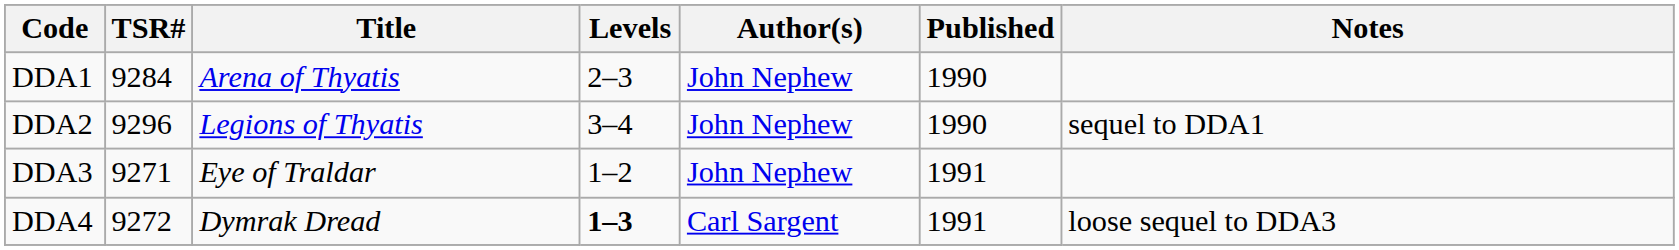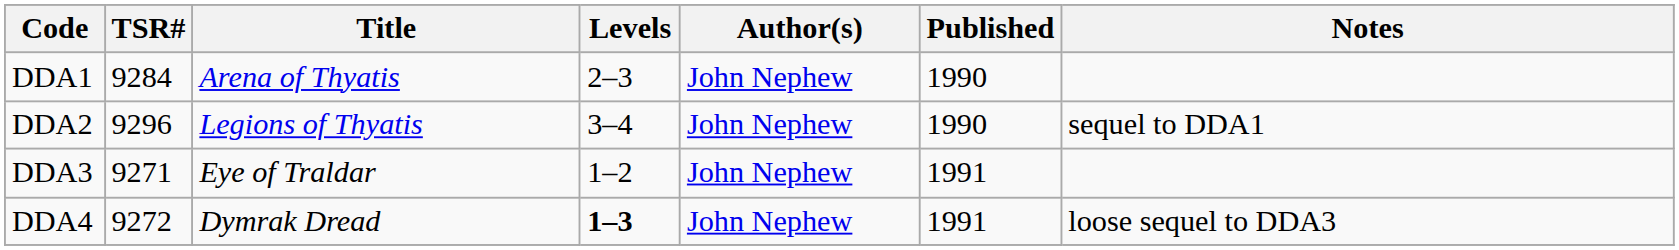(763, 220) Carl Sargent -> (770, 220) John Nephew
